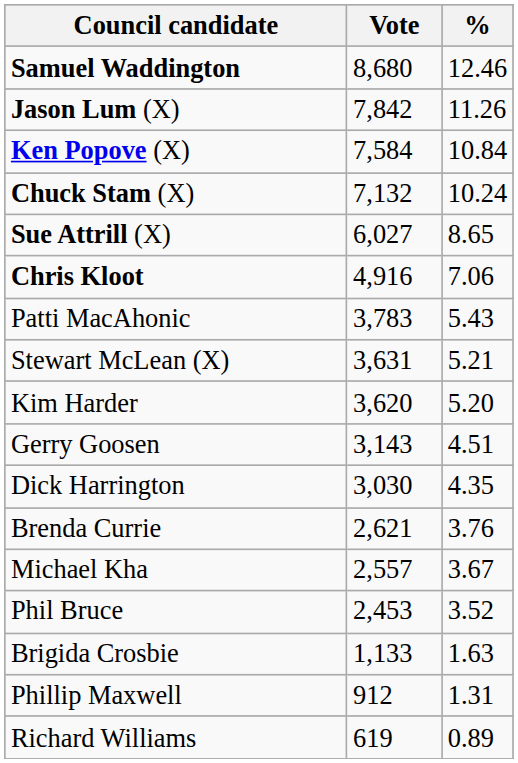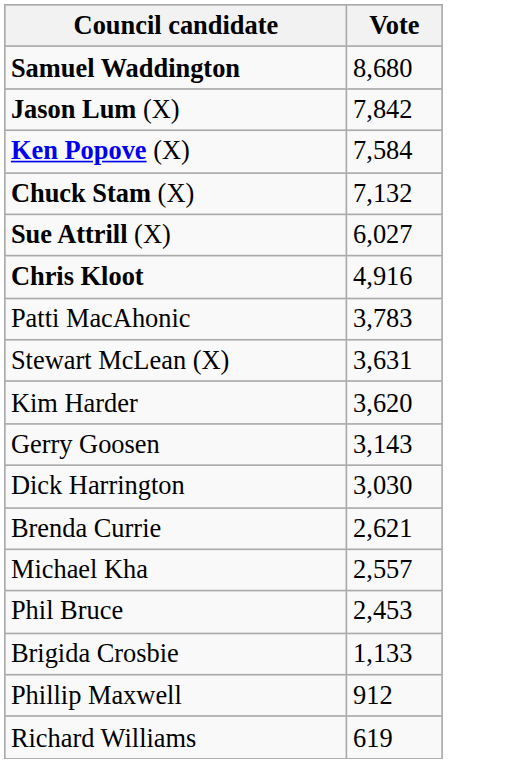- column: (477, 25)
